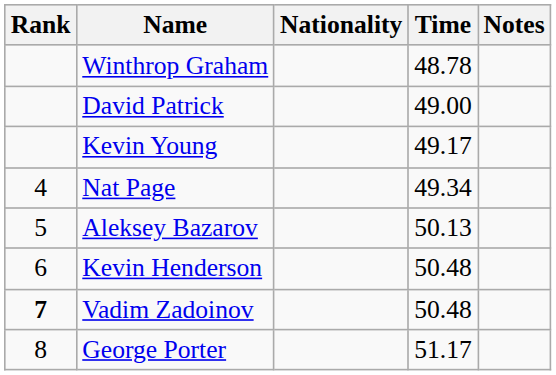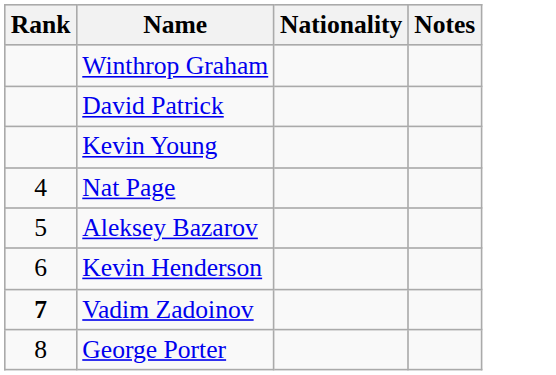- column: (443, 24)
